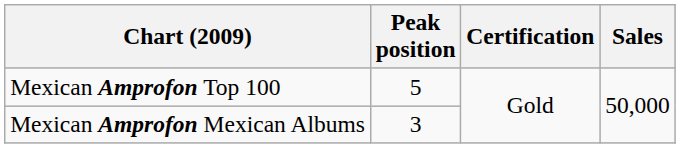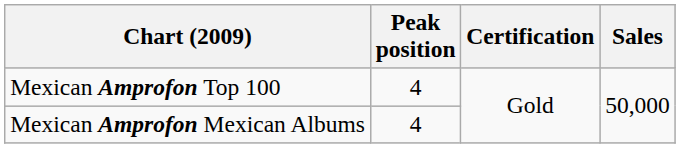(416, 86) 5 -> (416, 86) 4
(416, 124) 3 -> (416, 124) 4
